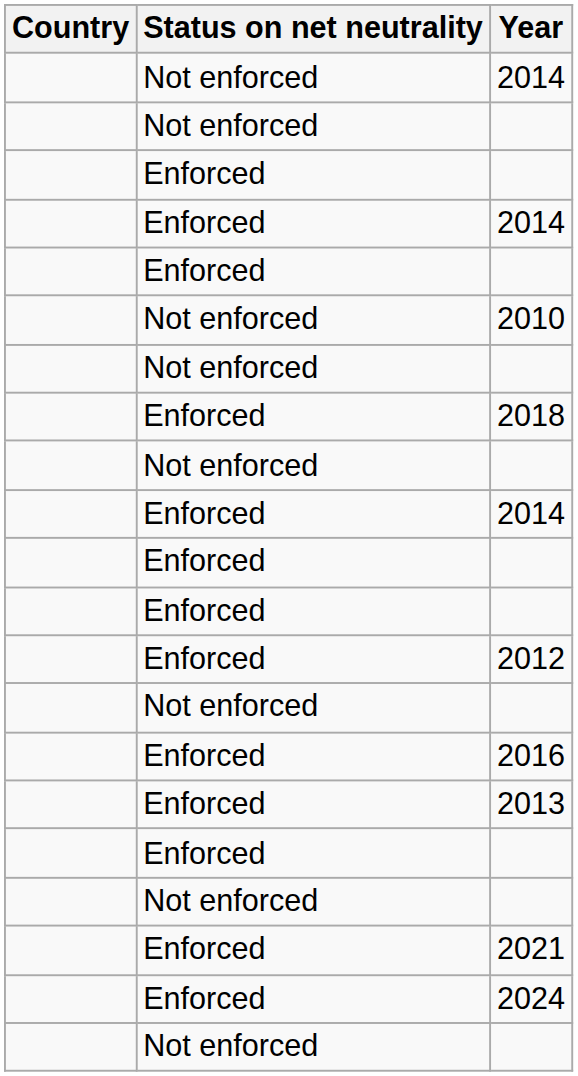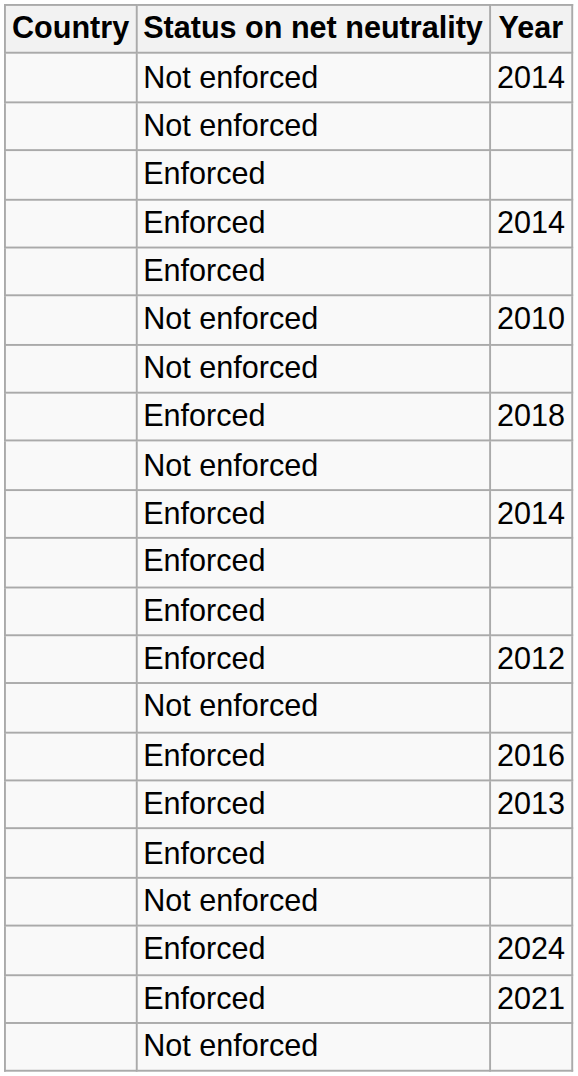rows swapped: (204, 949) <-> (204, 998)
